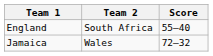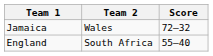rows swapped: (27, 28) <-> (27, 43)
